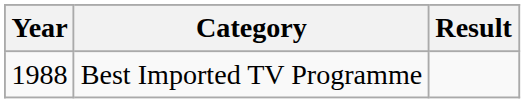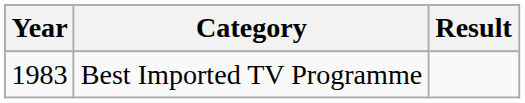(40, 74) 1988 -> (40, 74) 1983
